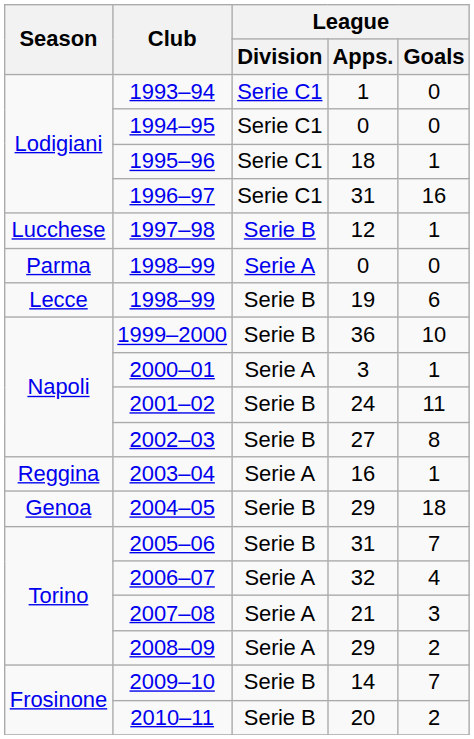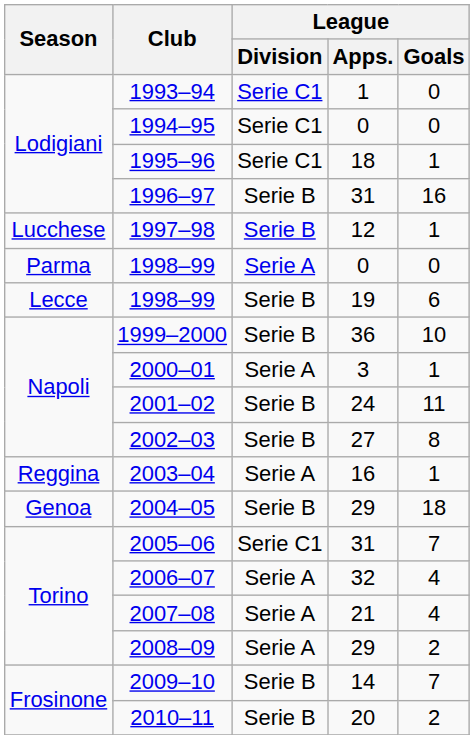(280, 195) Serie C1 -> (280, 195) Serie B
(280, 543) Serie B -> (280, 543) Serie C1
(434, 612) 3 -> (434, 612) 4
